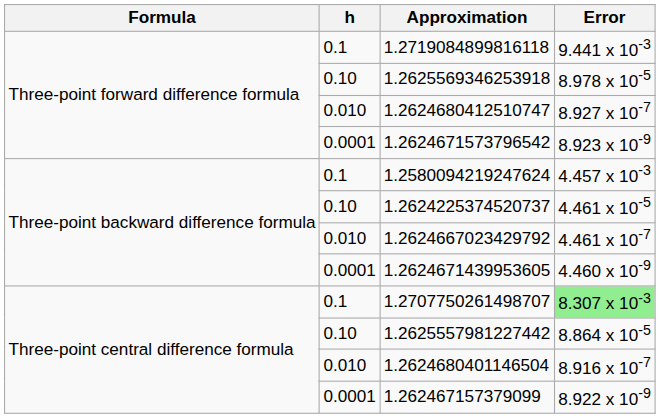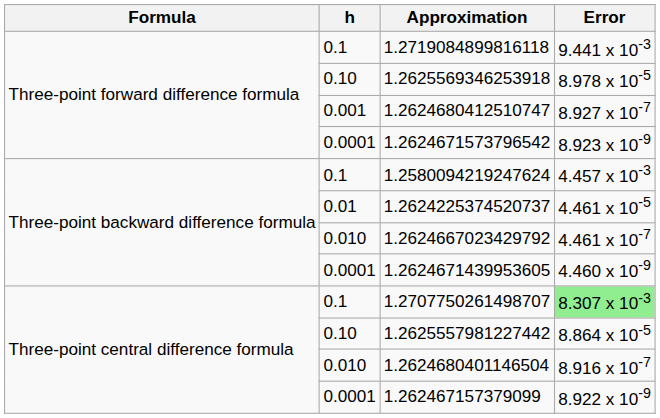(345, 111) 0.010 -> (345, 111) 0.001
(340, 206) 0.10 -> (340, 206) 0.01
